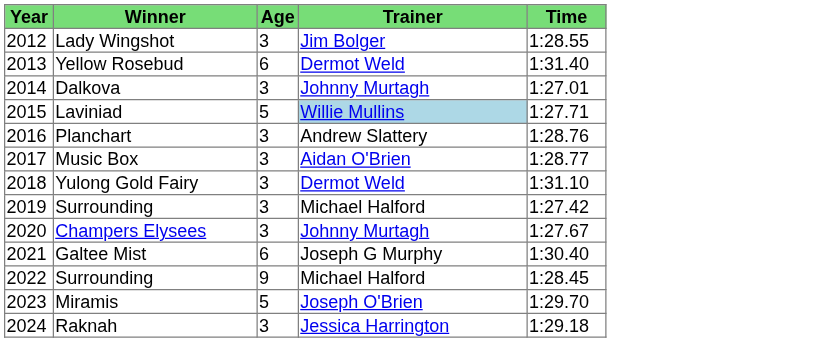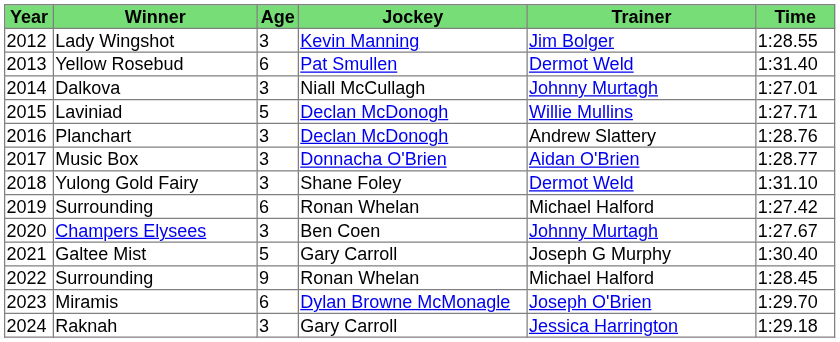+ column: (413, 16)
(352, 112) lightblue background -> (581, 112) no background
(264, 206) 3 -> (264, 206) 6
(264, 254) 6 -> (264, 254) 5
(264, 302) 5 -> (264, 302) 6
